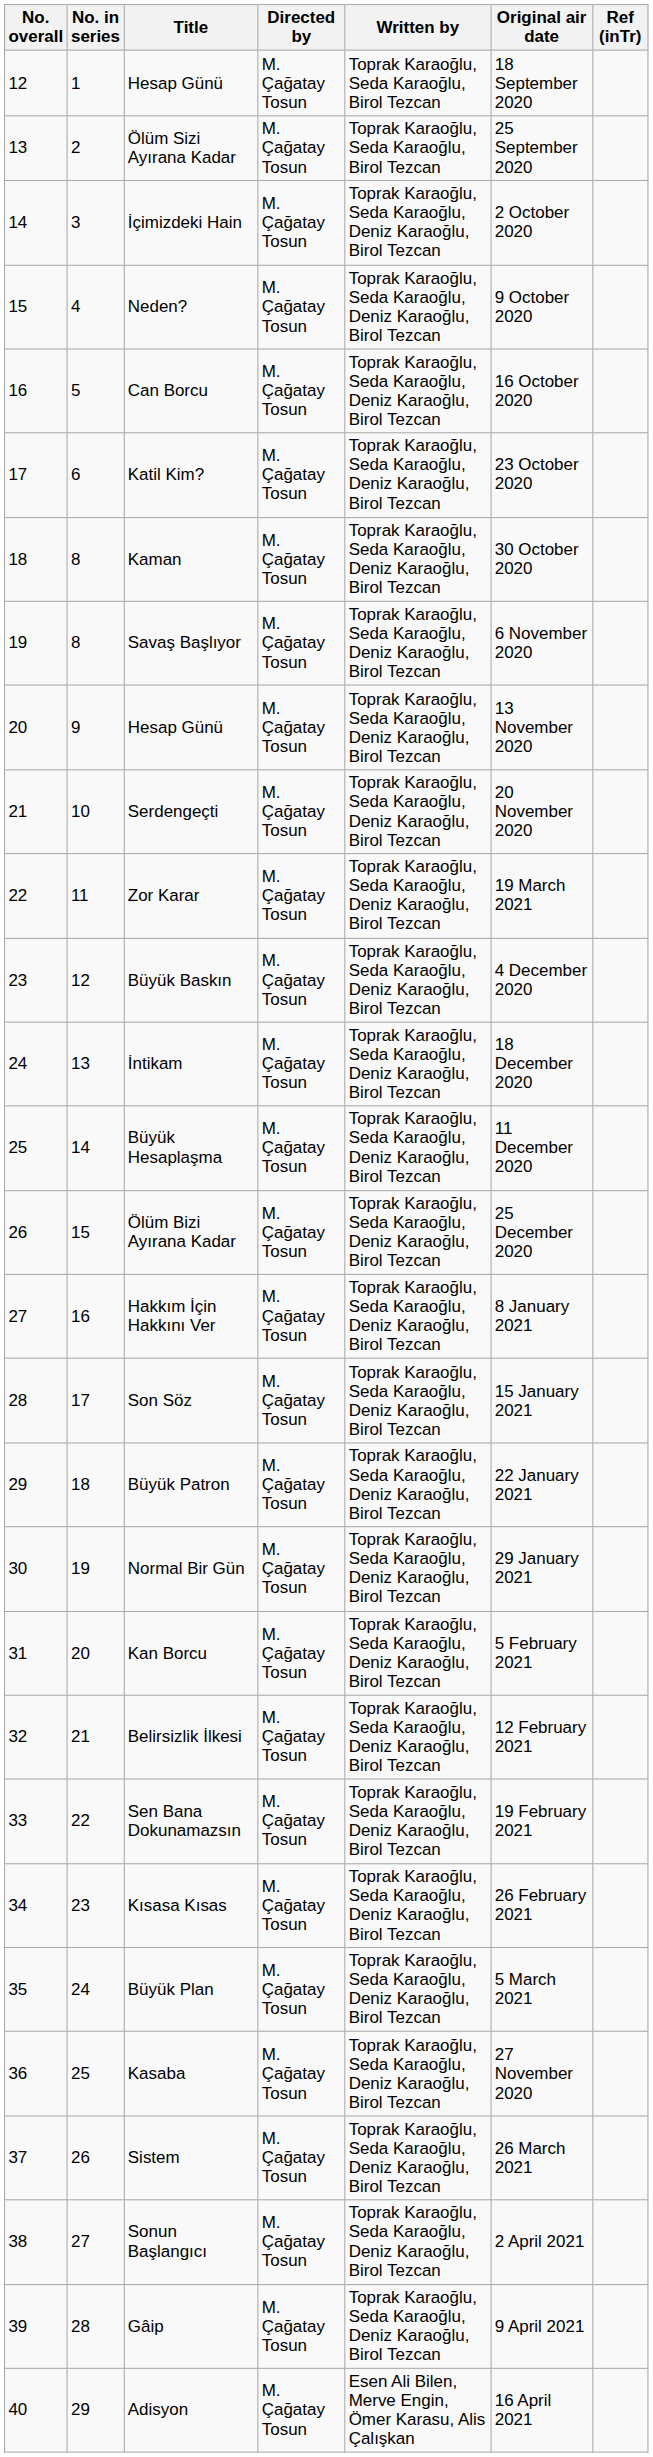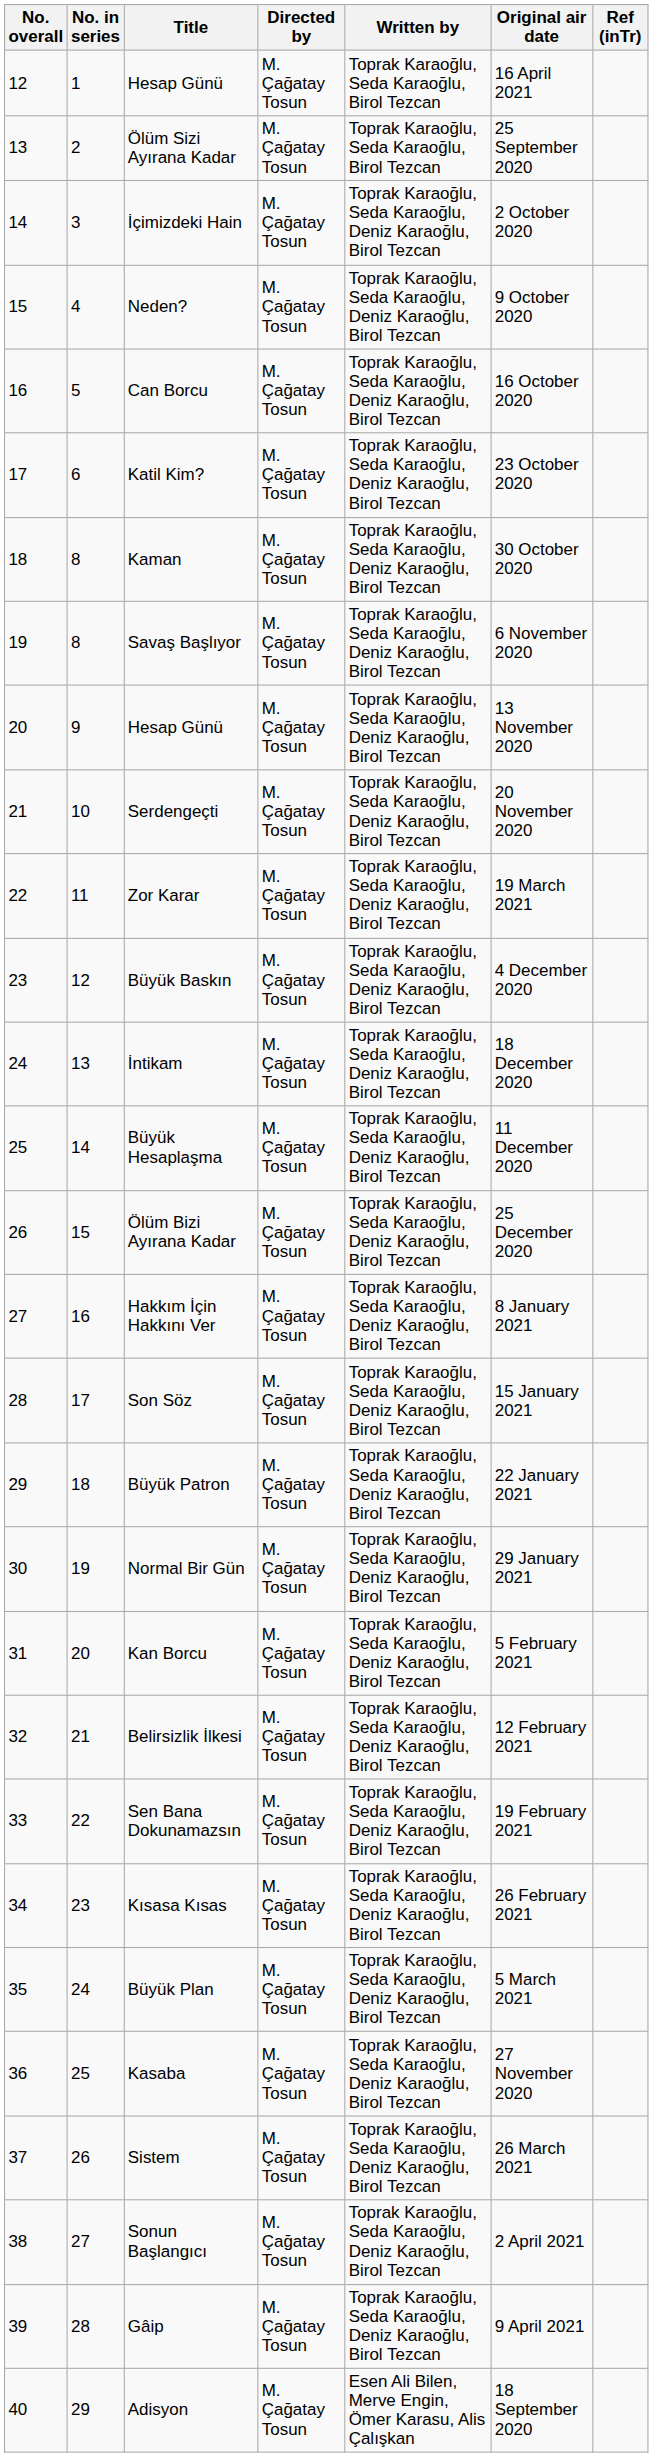(536, 83) 18 September 2020 -> (523, 83) 16 April 2021
(523, 2410) 16 April 2021 -> (536, 2410) 18 September 2020
